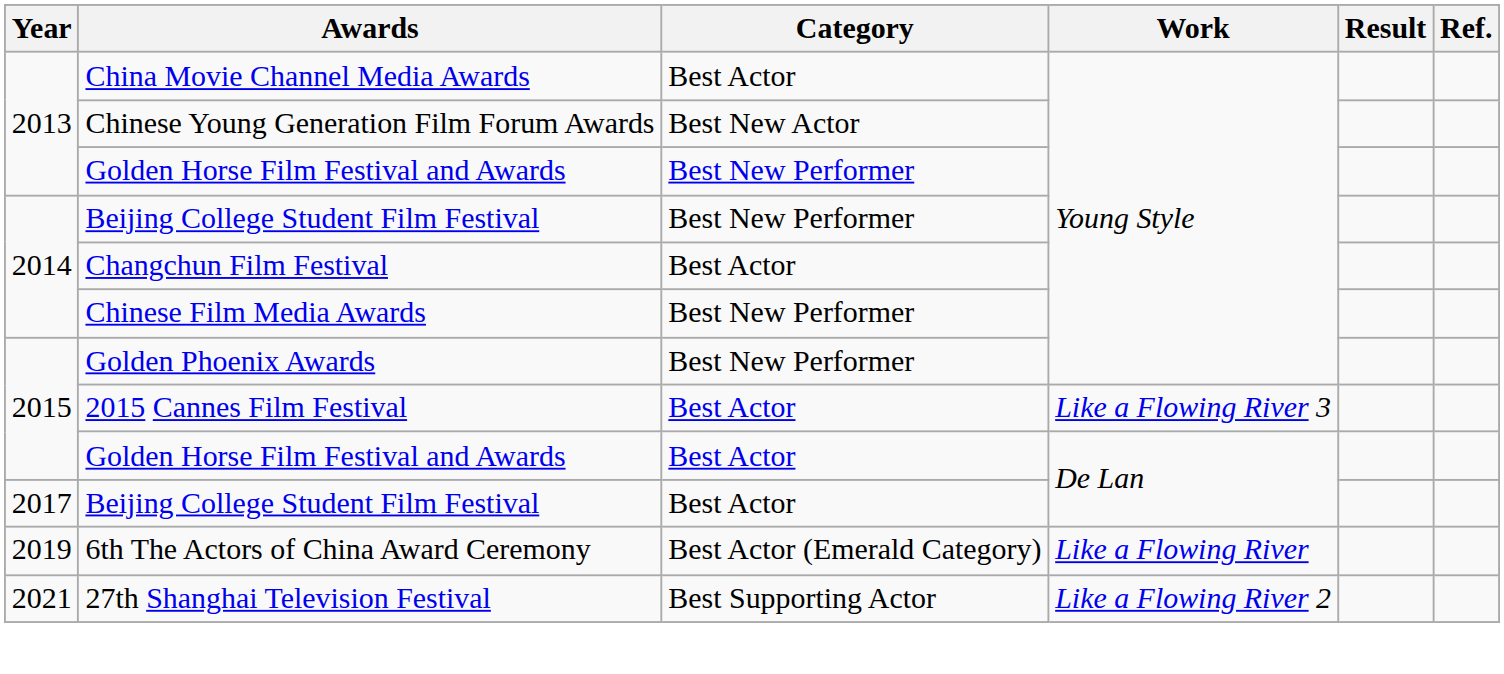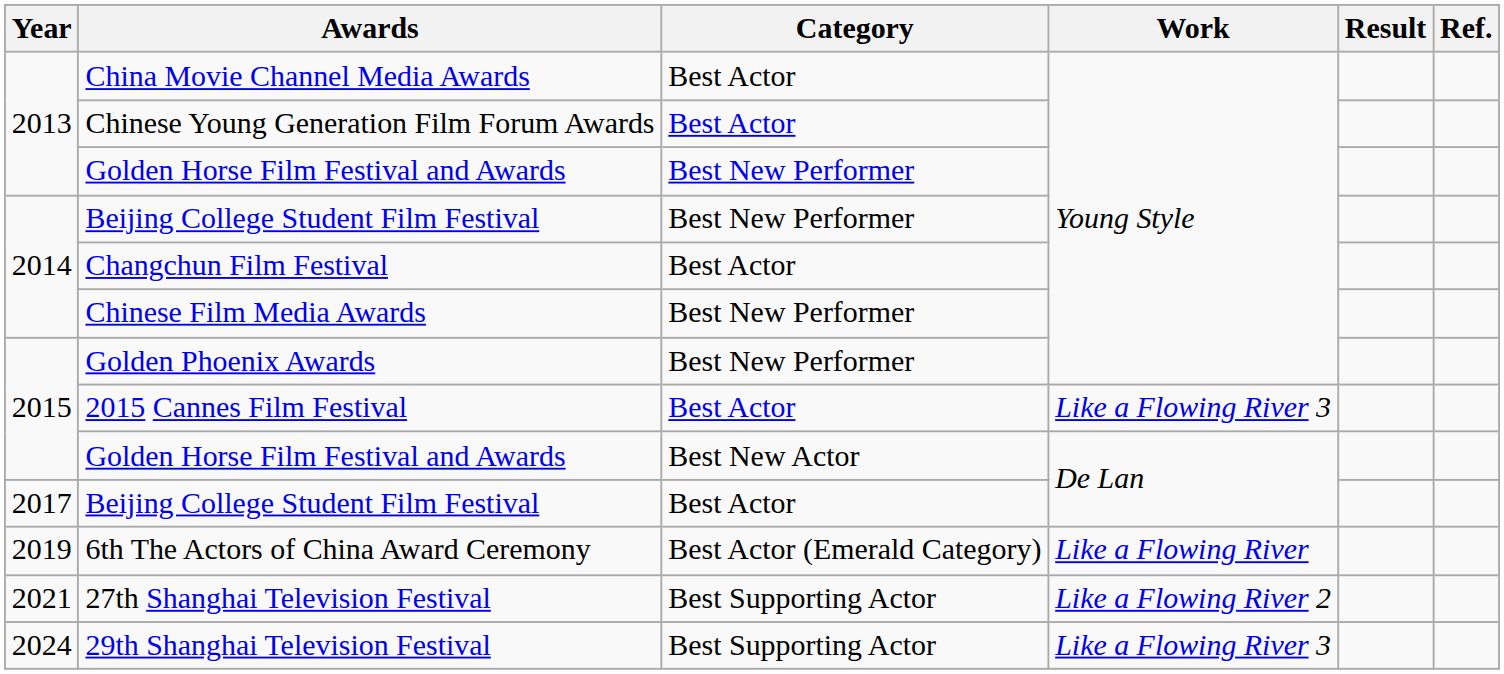(764, 123) Best New Actor -> (732, 123) Best Actor
(732, 455) Best Actor -> (764, 455) Best New Actor
+ row: (42, 645)
